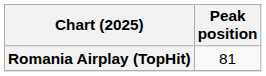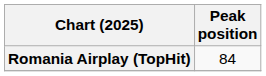(228, 58) 81 -> (228, 58) 84
